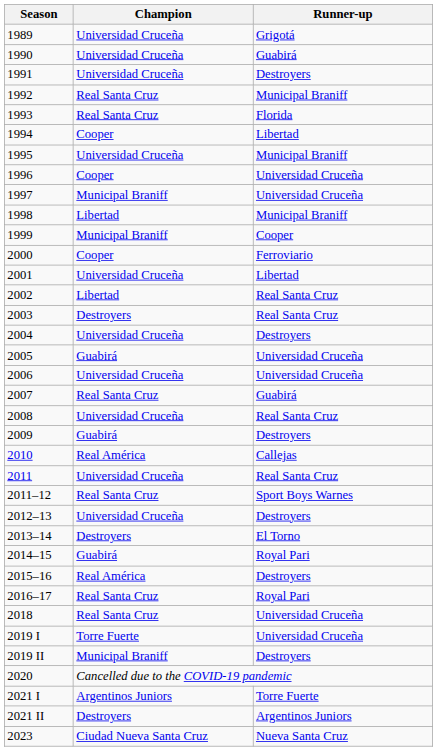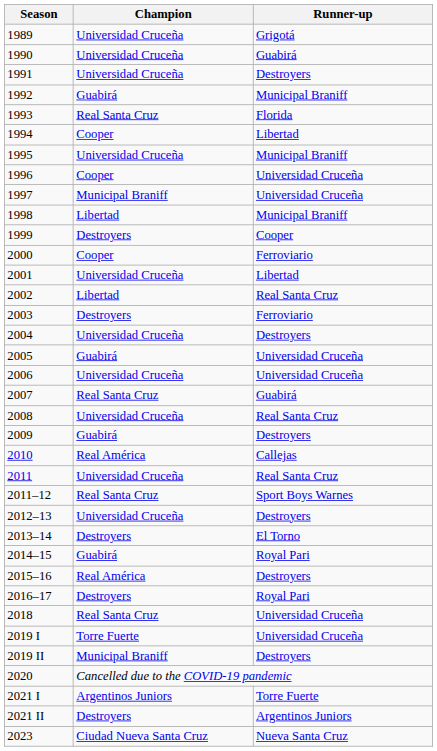(117, 94) Real Santa Cruz -> (97, 94) Guabirá
(122, 235) Municipal Braniff -> (104, 235) Destroyers
(297, 315) Real Santa Cruz -> (284, 315) Ferroviario
(117, 595) Real Santa Cruz -> (104, 595) Destroyers
